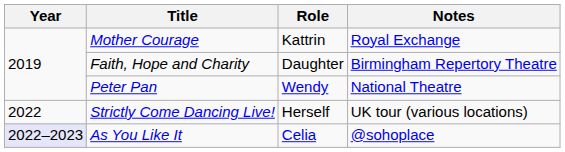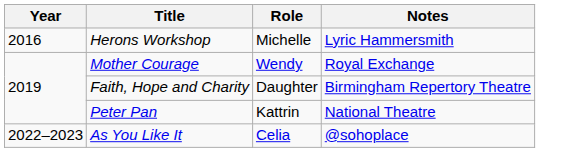+ row: (150, 40)
(304, 40) Kattrin -> (279, 64) Wendy
(305, 87) Wendy -> (278, 111) Kattrin
- row: (183, 111)
(46, 135) lavender background -> (46, 135) no background
